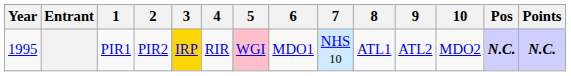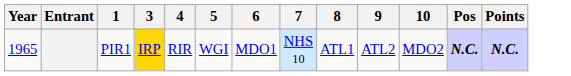- column: (153, 17)
(23, 49) 1995 -> (23, 49) 1965
(251, 49) pink background -> (214, 49) no background
